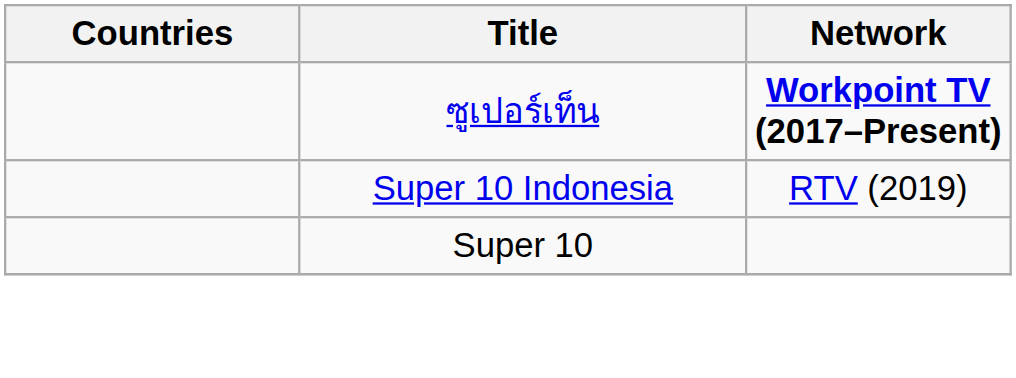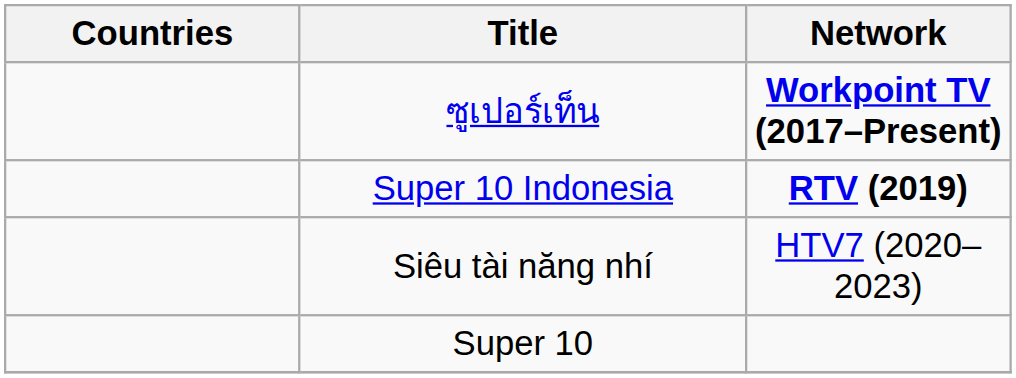(878, 188) normal -> (878, 188) bold
+ row: (523, 266)
